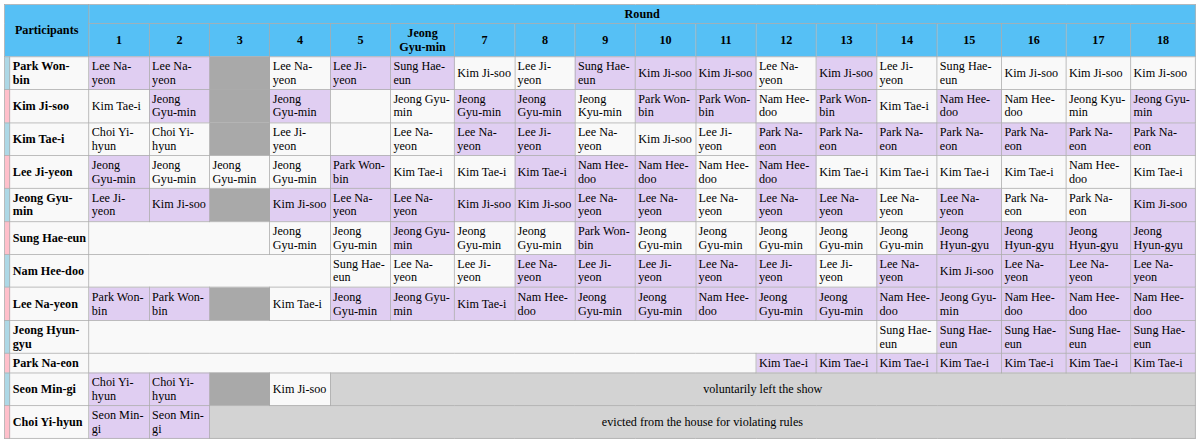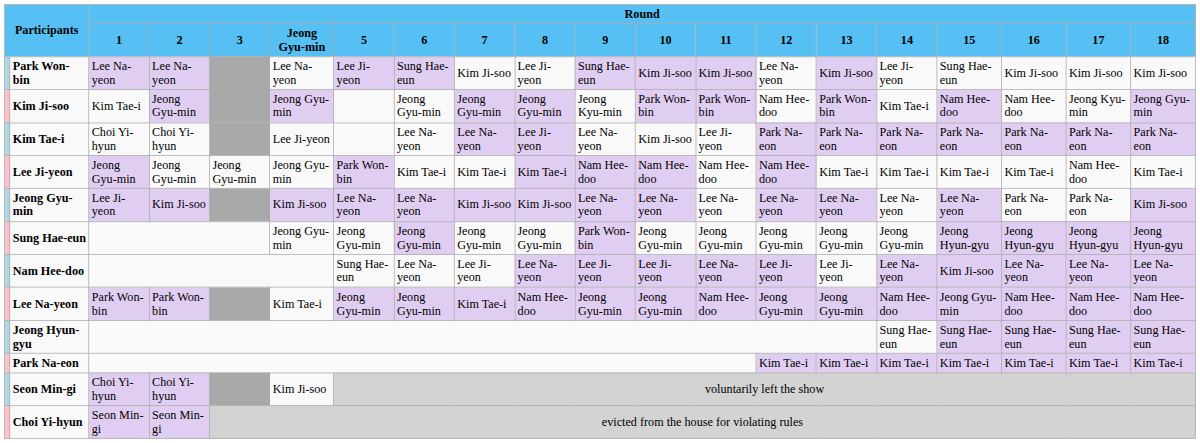(300, 40) 4 -> (302, 40) Jeong Gyu-min
(423, 40) Jeong Gyu-min -> (424, 40) 6
